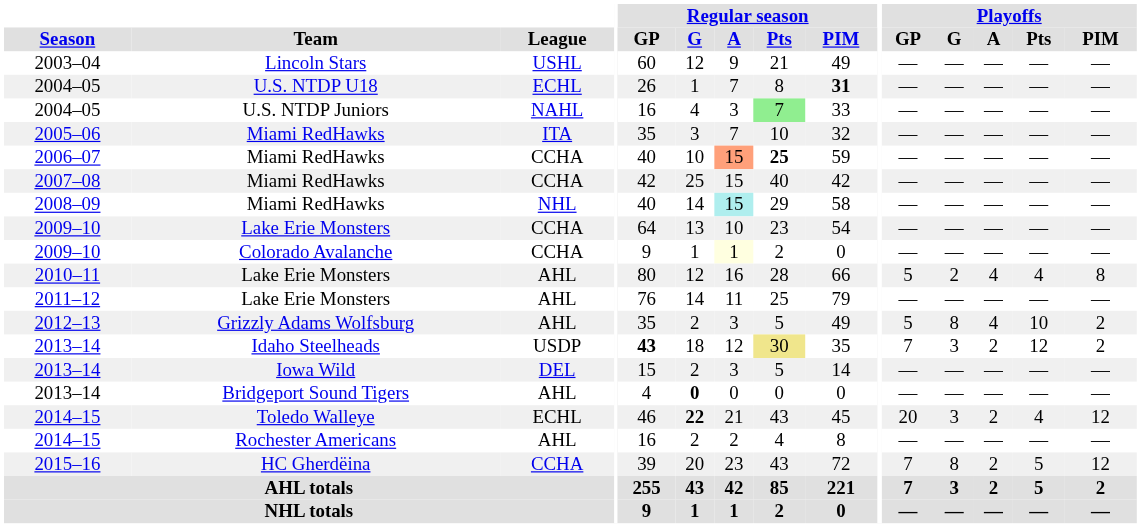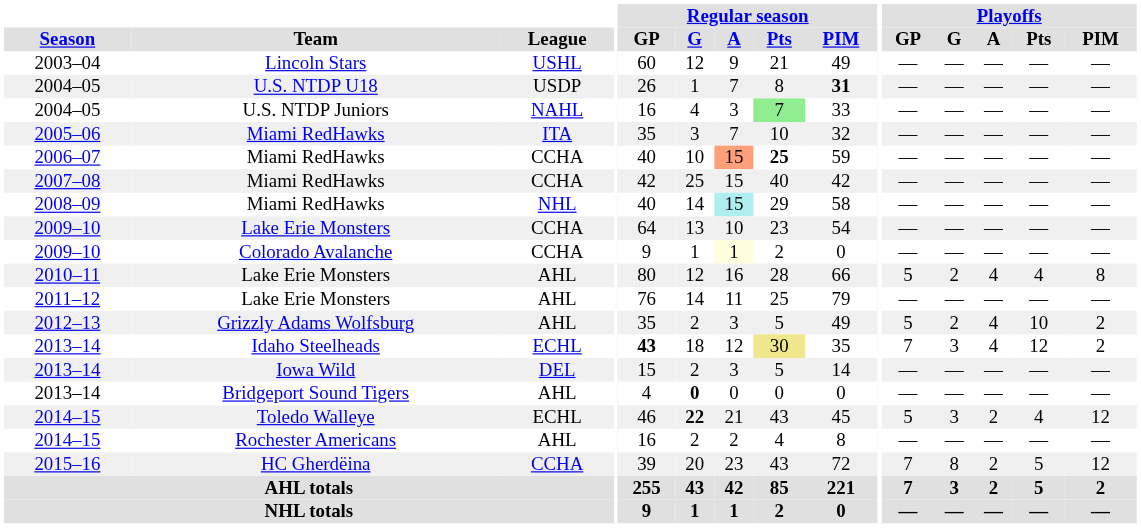(557, 86) ECHL -> (557, 86) USDP
(954, 322) 8 -> (954, 322) 2
(557, 346) USDP -> (557, 346) ECHL
(994, 346) 2 -> (994, 346) 4
(908, 416) 20 -> (908, 416) 5
